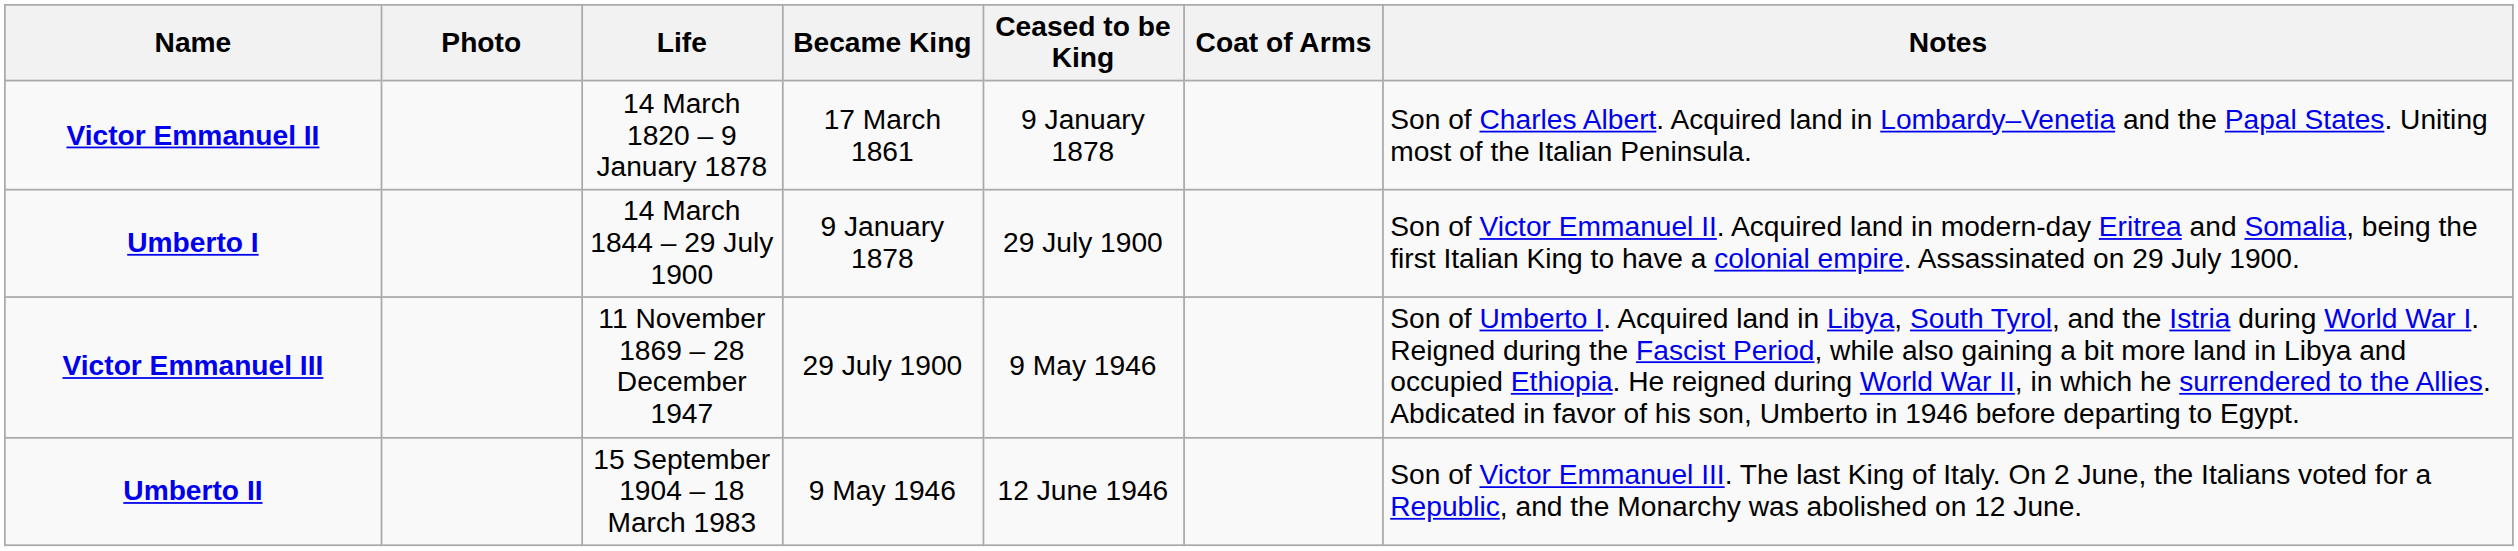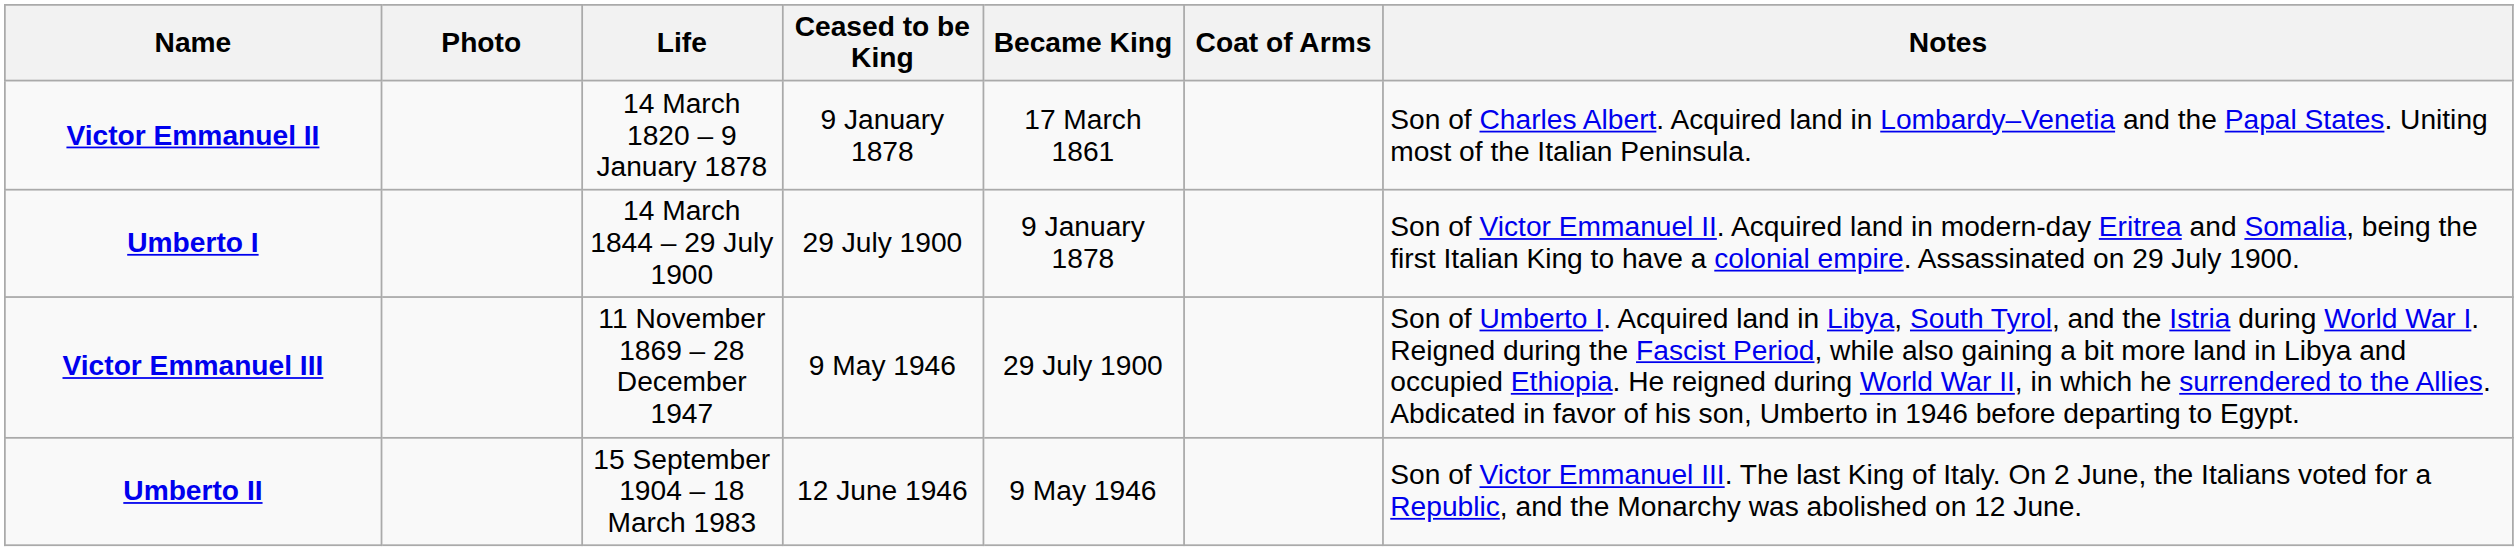columns swapped: (882, 42) <-> (1083, 42)
